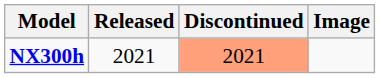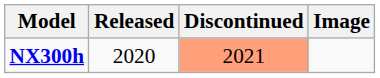(134, 55) 2021 -> (134, 55) 2020
